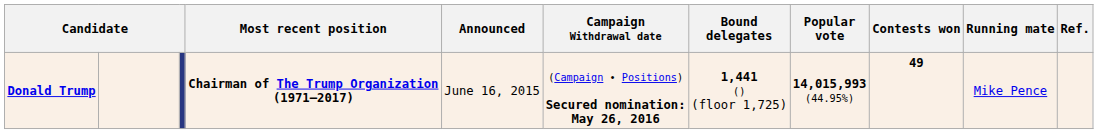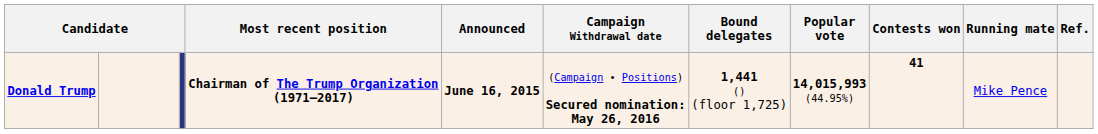(492, 91) normal -> (492, 91) bold
(916, 62) 49 -> (916, 62) 41
